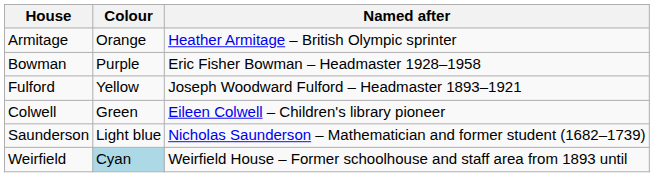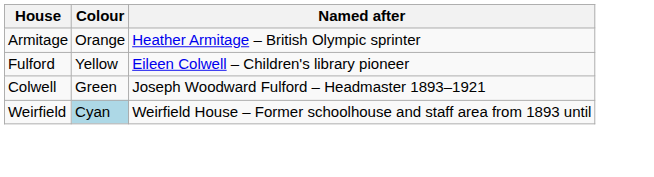- row: (37, 64)
(345, 87) Joseph Woodward Fulford – Headmaster 1893–1921 -> (271, 64) Eileen Colwell – Children's library pioneer
(307, 111) Eileen Colwell – Children's library pioneer -> (309, 87) Joseph Woodward Fulford – Headmaster 1893–1921
- row: (48, 135)
